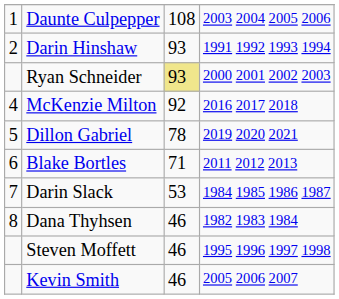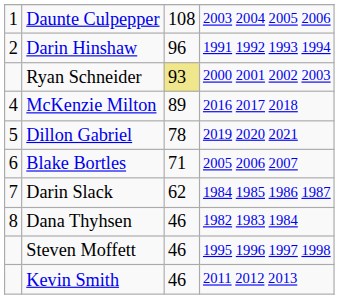(177, 47) 93 -> (177, 47) 96
(177, 105) 92 -> (177, 105) 89
(250, 163) 2011 2012 2013 -> (250, 163) 2005 2006 2007
(177, 192) 53 -> (177, 192) 62
(250, 279) 2005 2006 2007 -> (250, 279) 2011 2012 2013
